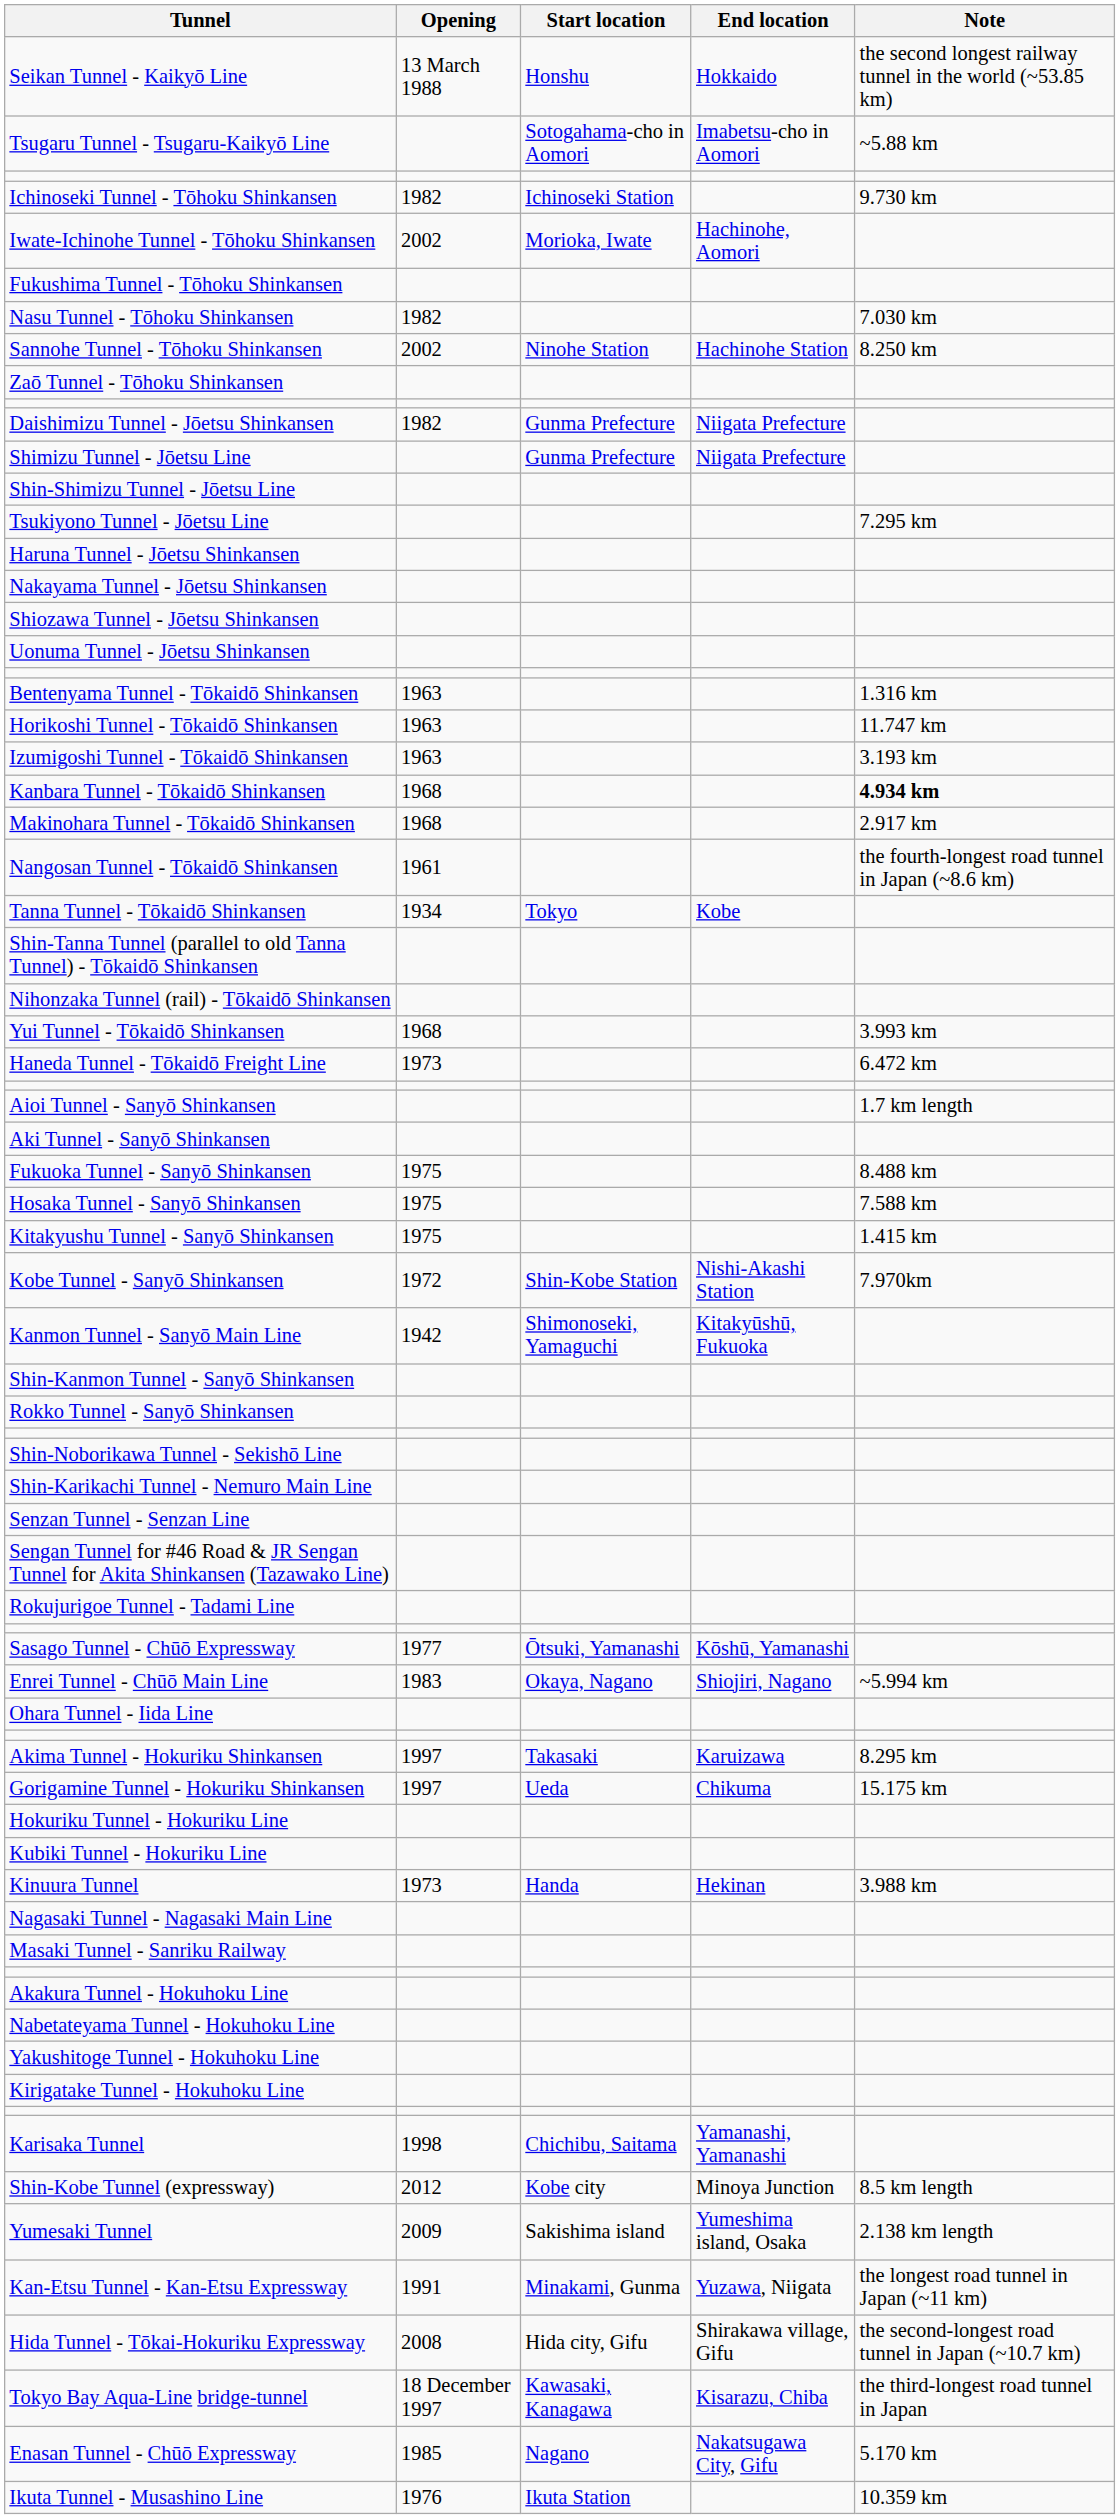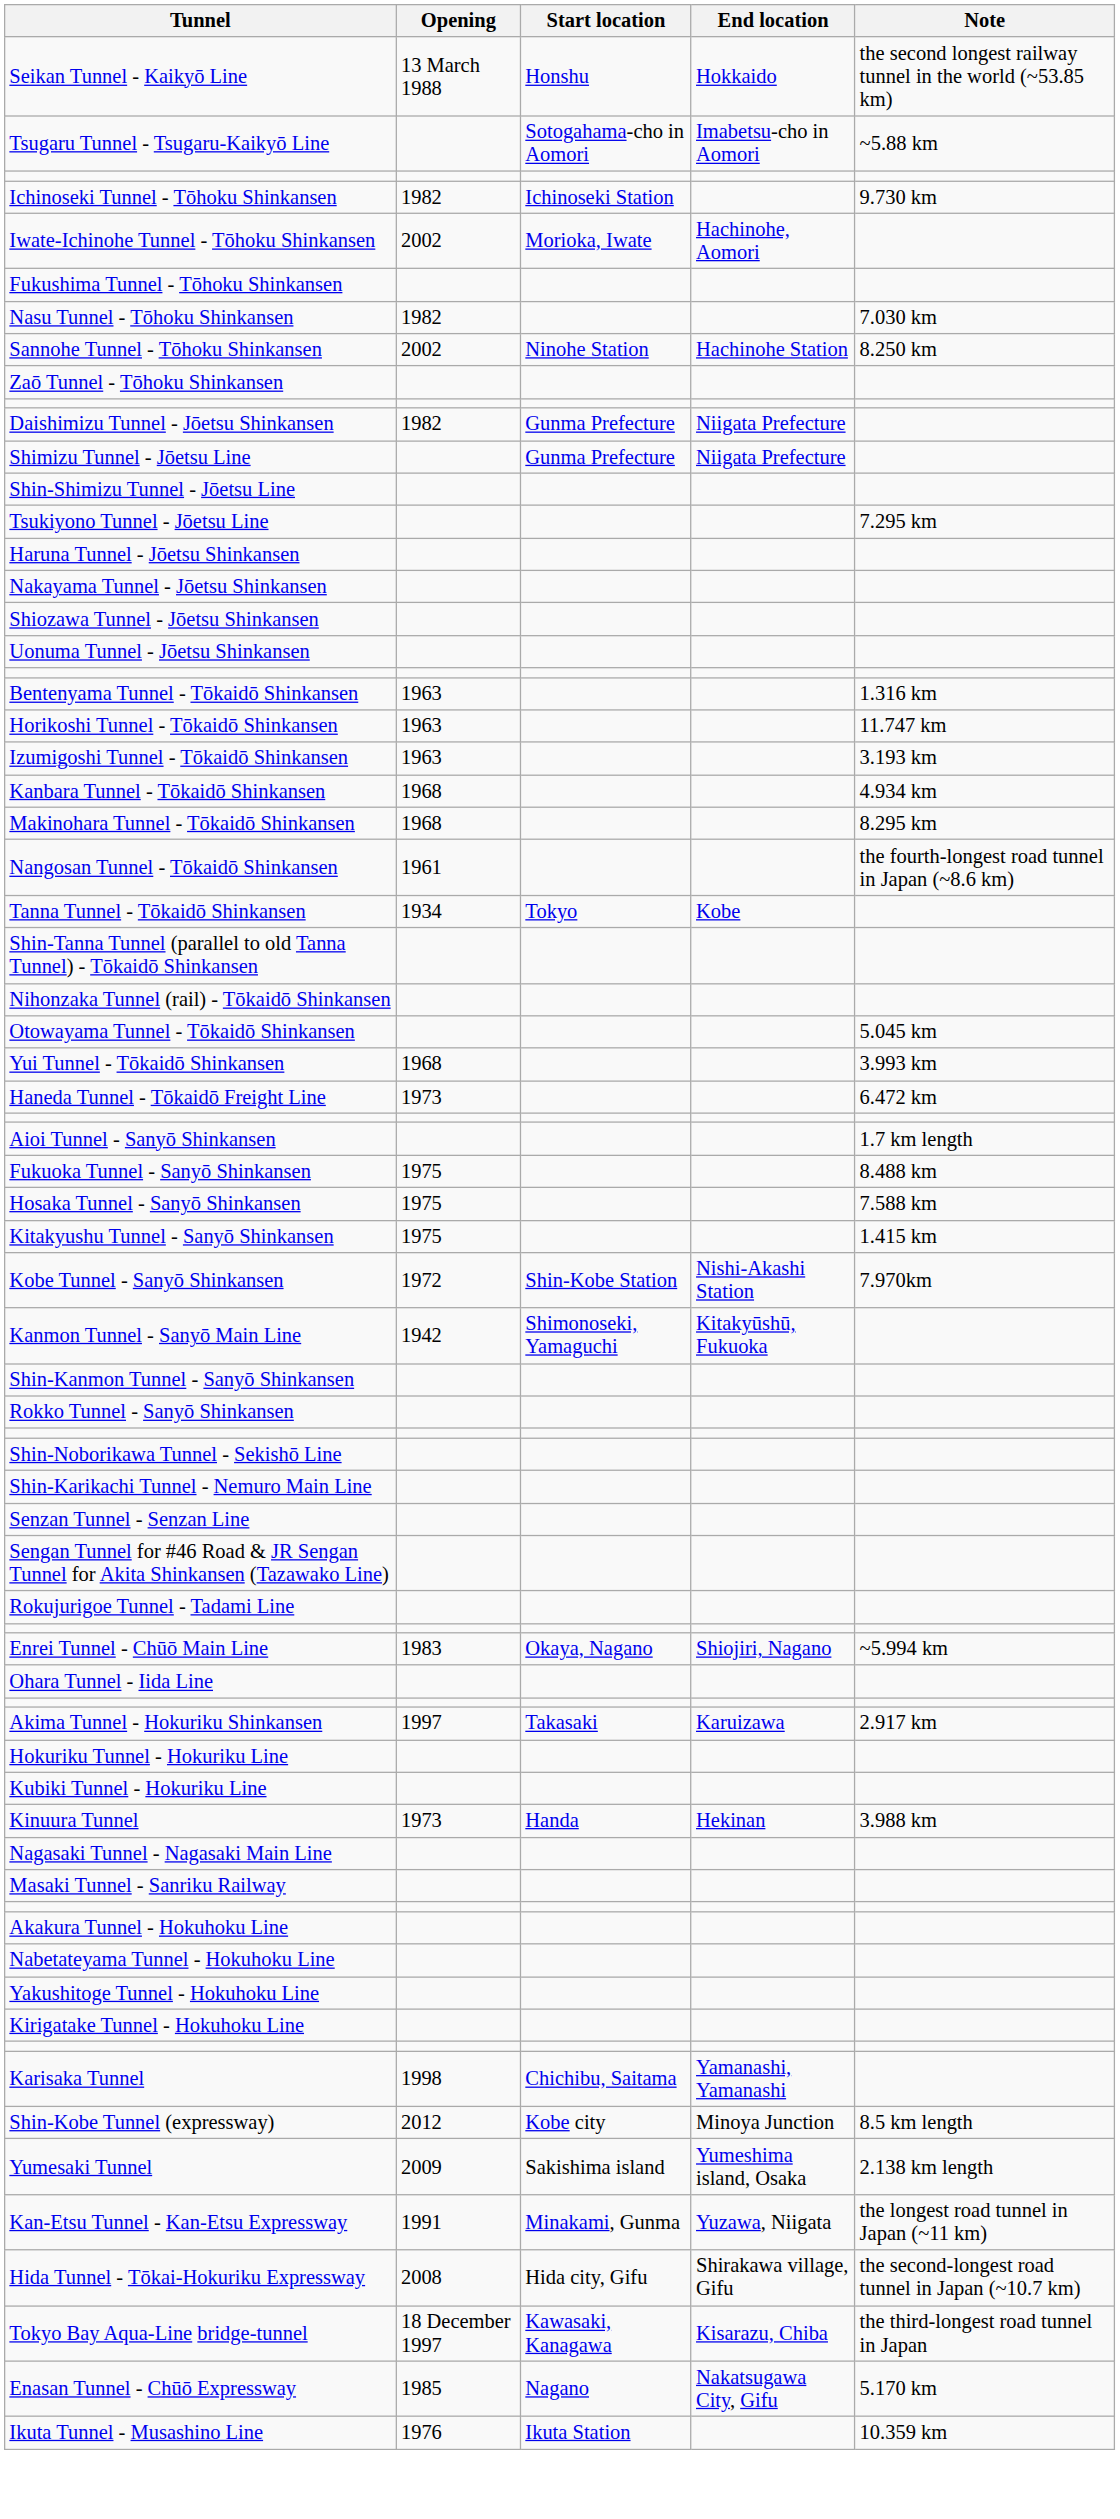(899, 790) bold -> (898, 790) normal
(898, 823) 2.917 km -> (898, 823) 8.295 km
+ row: (182, 1031)
- row: (140, 1138)
- row: (152, 1648)
(898, 1755) 8.295 km -> (898, 1723) 2.917 km
- row: (187, 1788)
